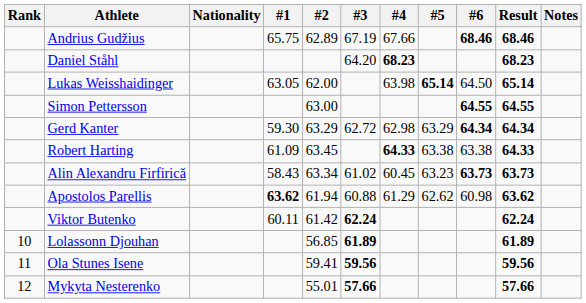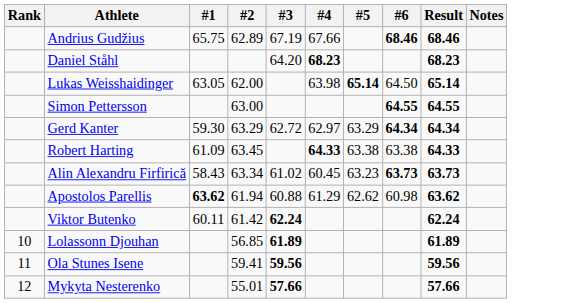- column: (227, 15)
(399, 128) 62.98 -> (324, 128) 62.97
